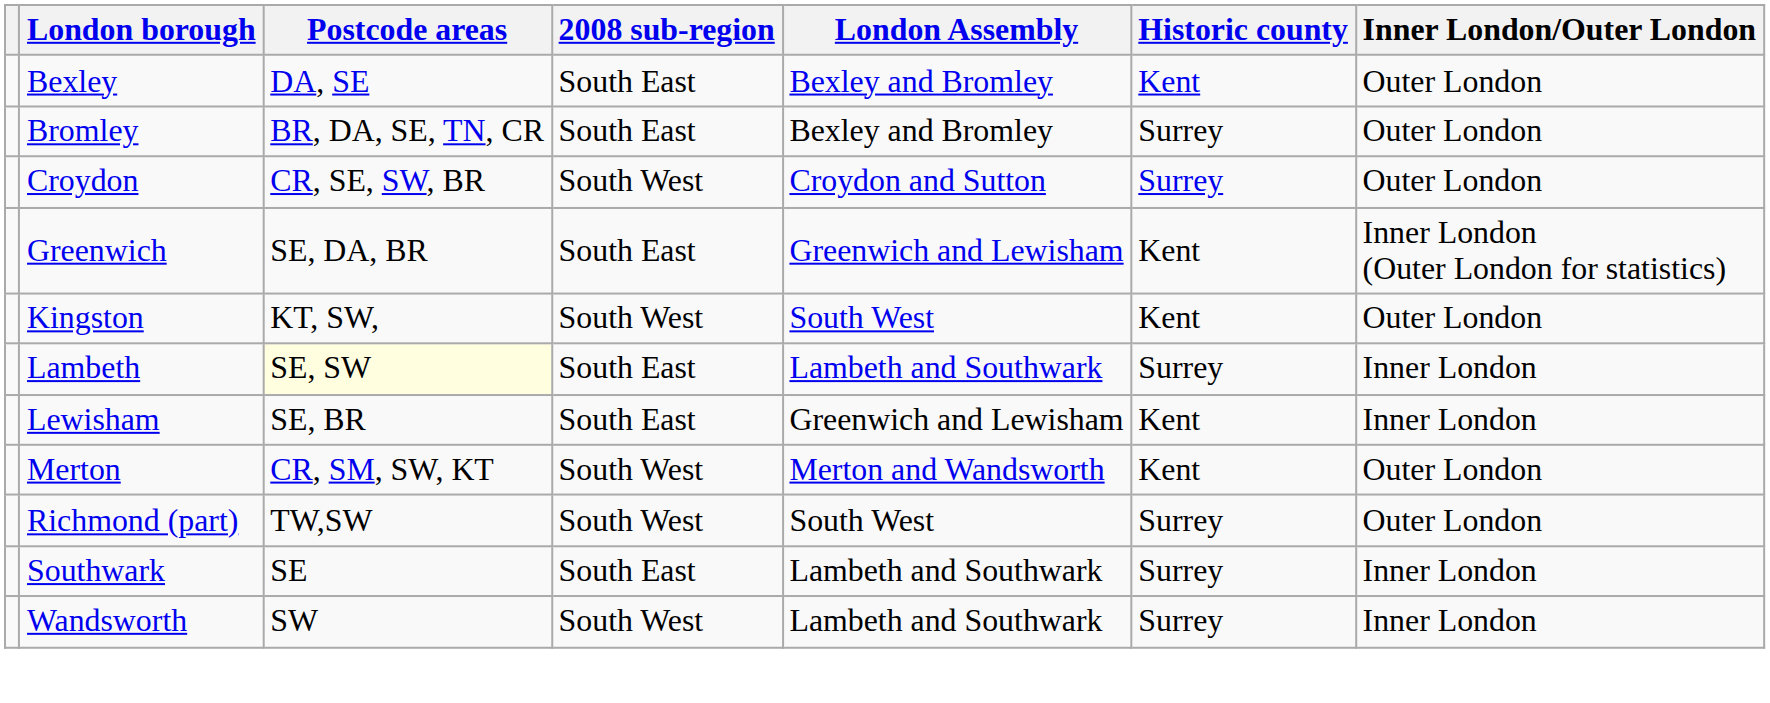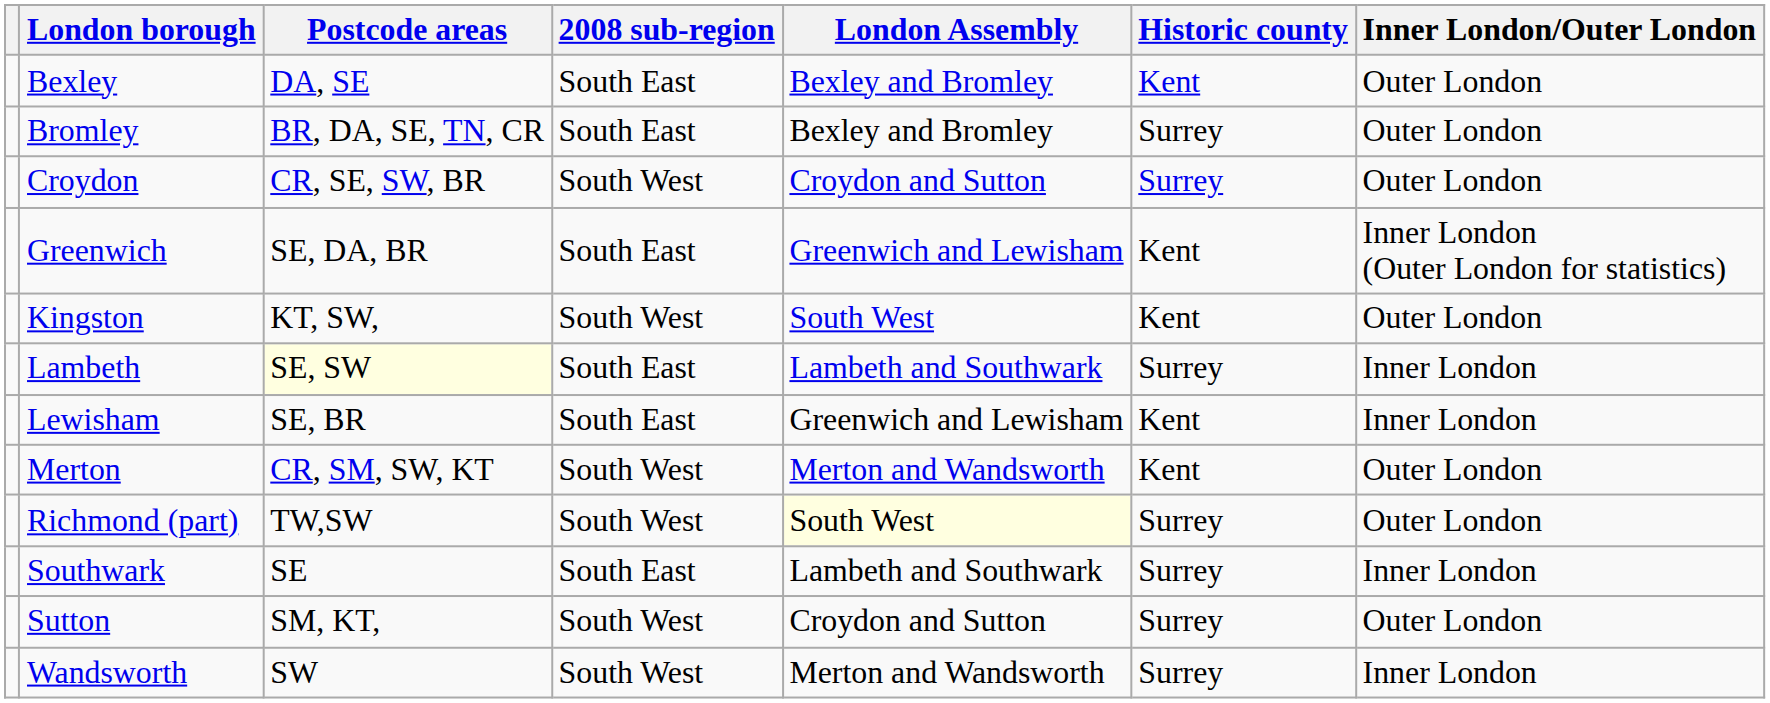(862, 520) no background -> (862, 520) lightyellow background
+ row: (69, 621)
(946, 621) Lambeth and Southwark -> (947, 671) Merton and Wandsworth
